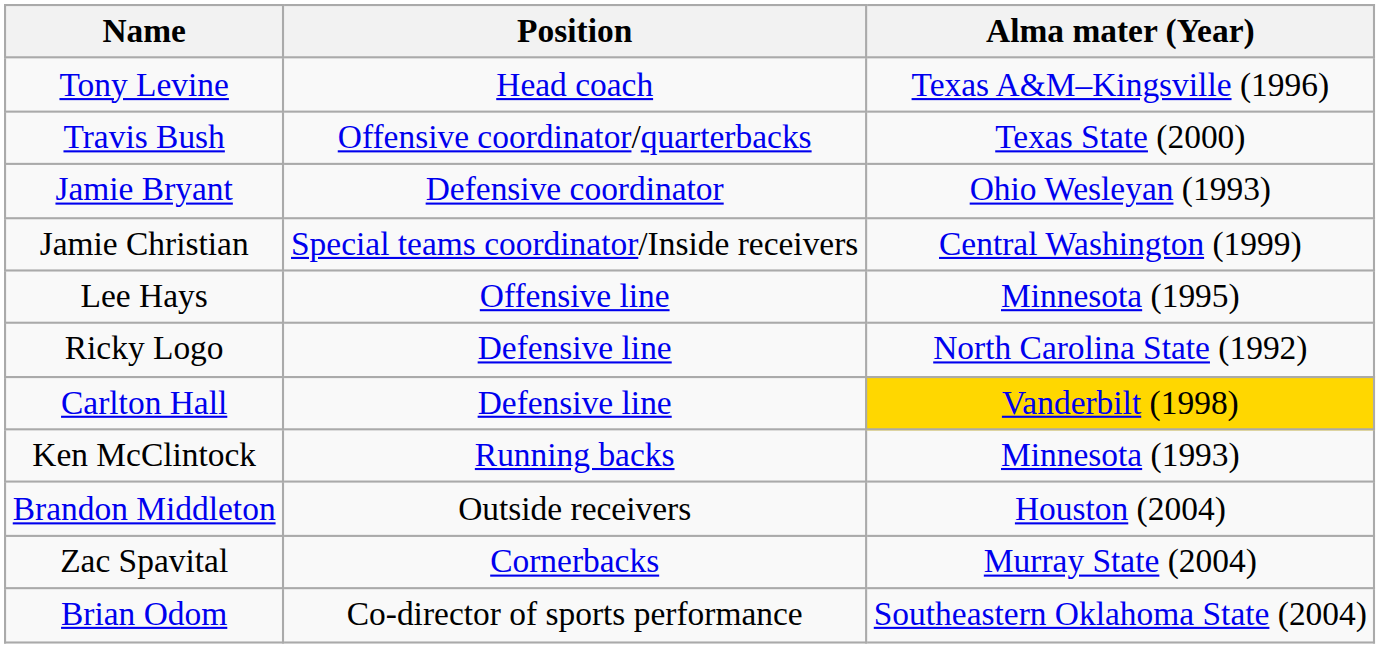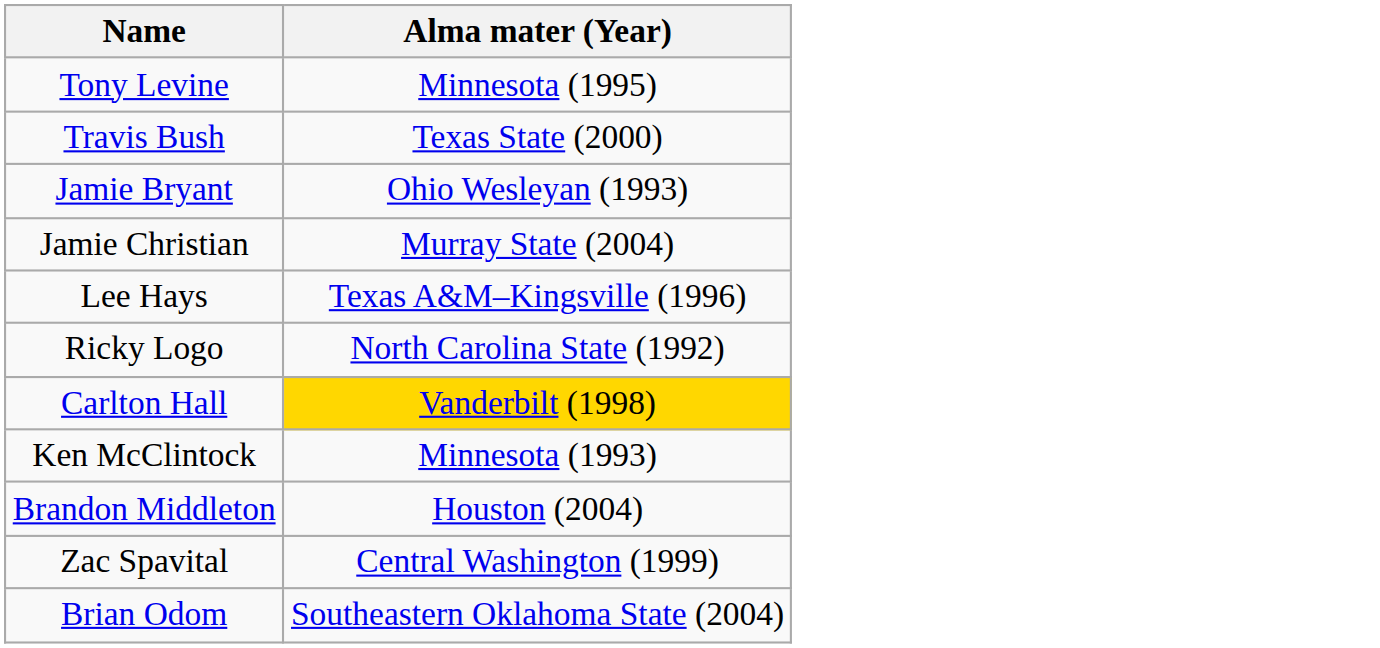- column: (575, 31)
(1120, 84) Texas A&M–Kingsville (1996) -> (538, 84) Minnesota (1995)
(1120, 243) Central Washington (1999) -> (538, 243) Murray State (2004)
(1120, 296) Minnesota (1995) -> (538, 296) Texas A&M–Kingsville (1996)
(1120, 561) Murray State (2004) -> (538, 561) Central Washington (1999)
